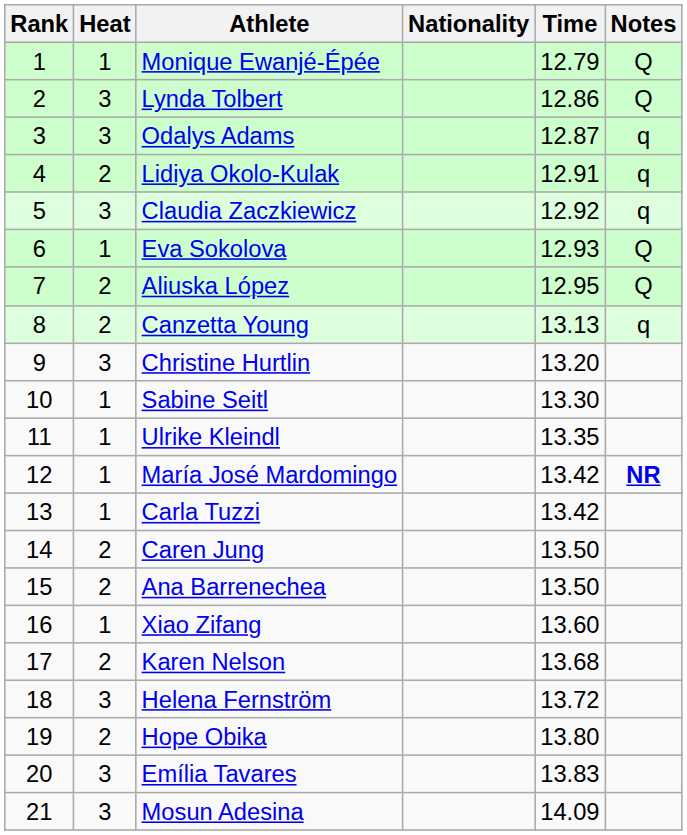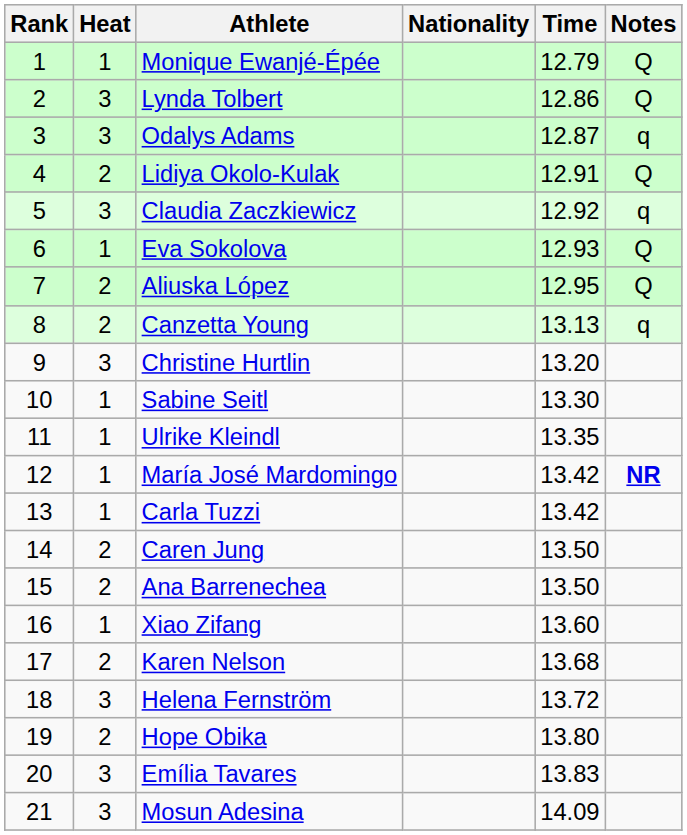(643, 174) q -> (643, 174) Q
